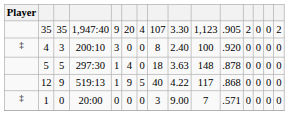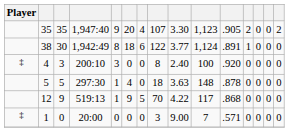+ row: (46, 46)
(158, 82) 40 -> (158, 99) 70
